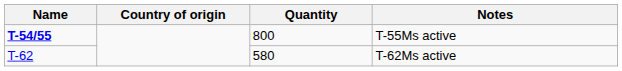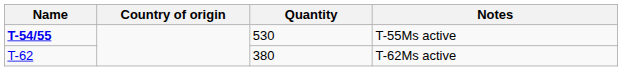(264, 35) 800 -> (264, 35) 530
(264, 55) 580 -> (264, 55) 380
